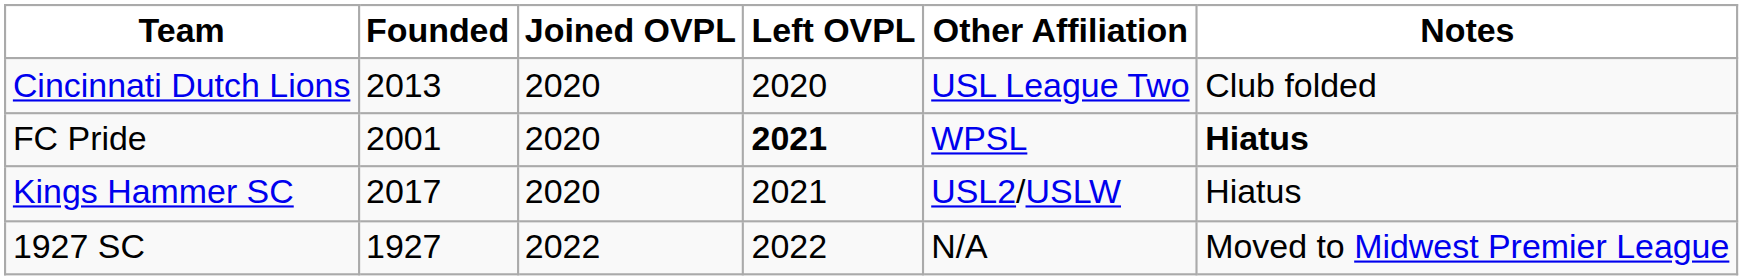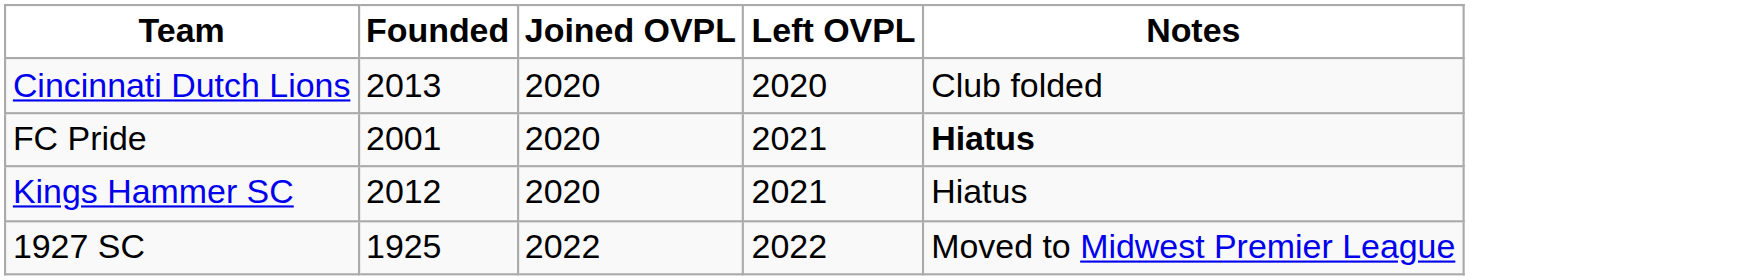- column: (1060, 31)
(789, 138) bold -> (789, 138) normal
(404, 192) 2017 -> (404, 192) 2012
(404, 246) 1927 -> (404, 246) 1925
